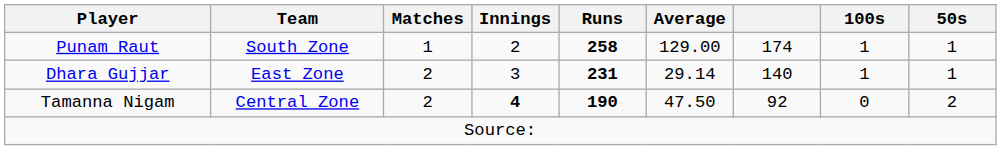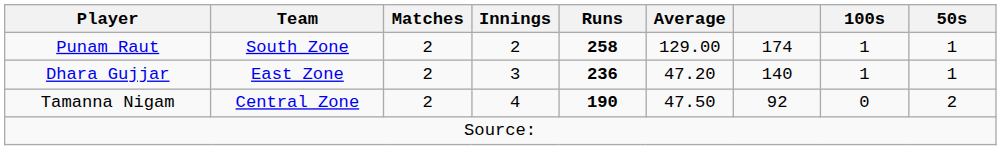(428, 47) 1 -> (428, 47) 2
(602, 75) 231 -> (602, 75) 236
(690, 75) 29.14 -> (690, 75) 47.20
(515, 103) bold -> (515, 103) normal
